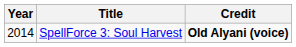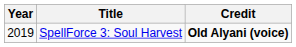(20, 33) 2014 -> (20, 33) 2019
